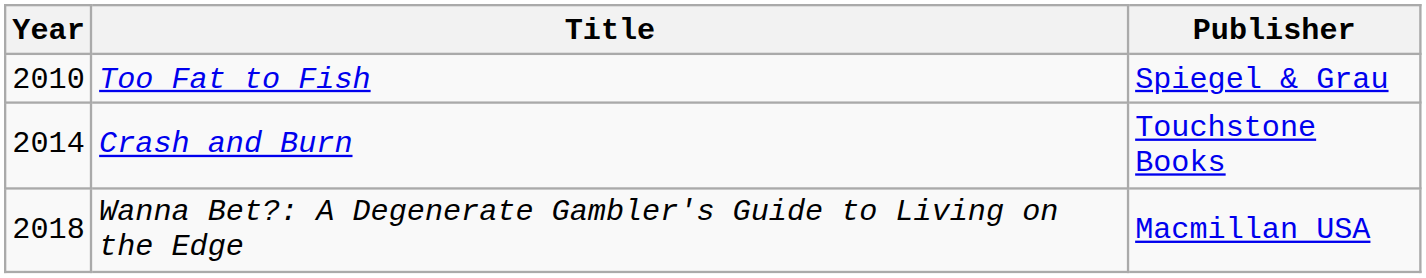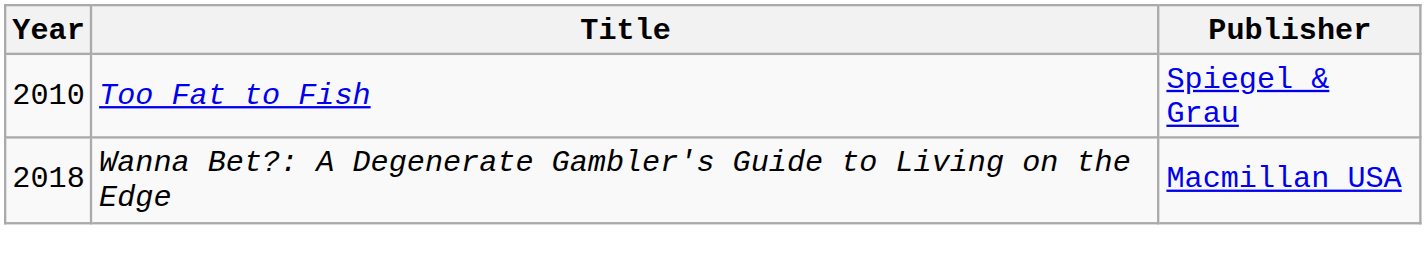- row: (226, 145)
